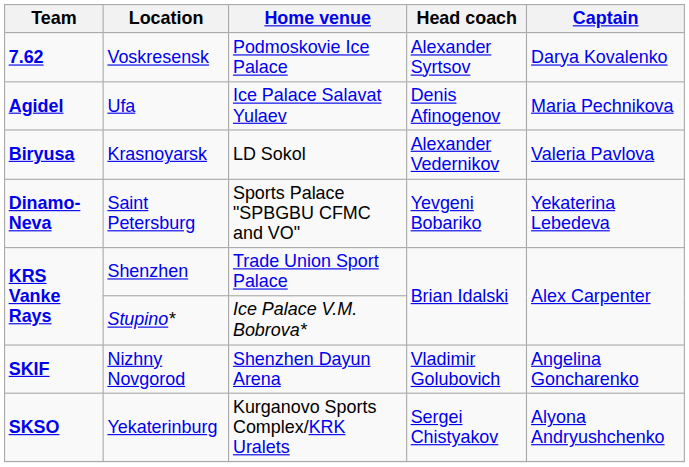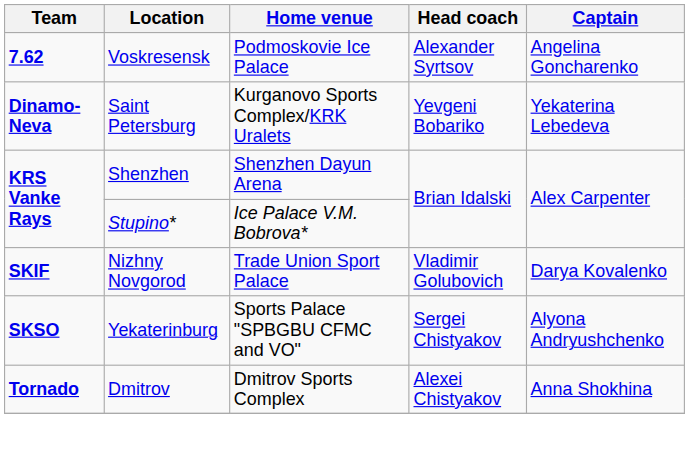(599, 57) Darya Kovalenko -> (584, 57) Angelina Goncharenko
- row: (121, 105)
- row: (157, 154)
(302, 213) Sports Palace "SPBGBU CFMC and VO" -> (306, 115) Kurganovo Sports Complex/KRK Uralets
(306, 271) Trade Union Sport Palace -> (303, 174) Shenzhen Dayun Arena
(302, 368) Shenzhen Dayun Arena -> (307, 271) Trade Union Sport Palace
(585, 368) Angelina Goncharenko -> (599, 271) Darya Kovalenko
(305, 427) Kurganovo Sports Complex/KRK Uralets -> (303, 330) Sports Palace "SPBGBU CFMC and VO"
+ row: (139, 389)
